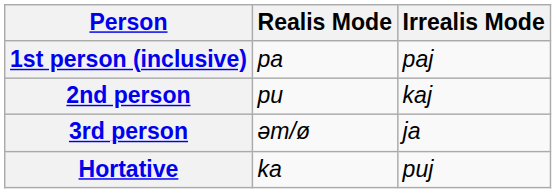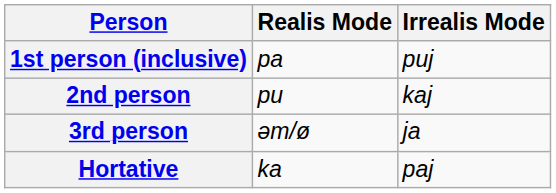(418, 59) paj -> (418, 59) puj
(418, 168) puj -> (418, 168) paj
